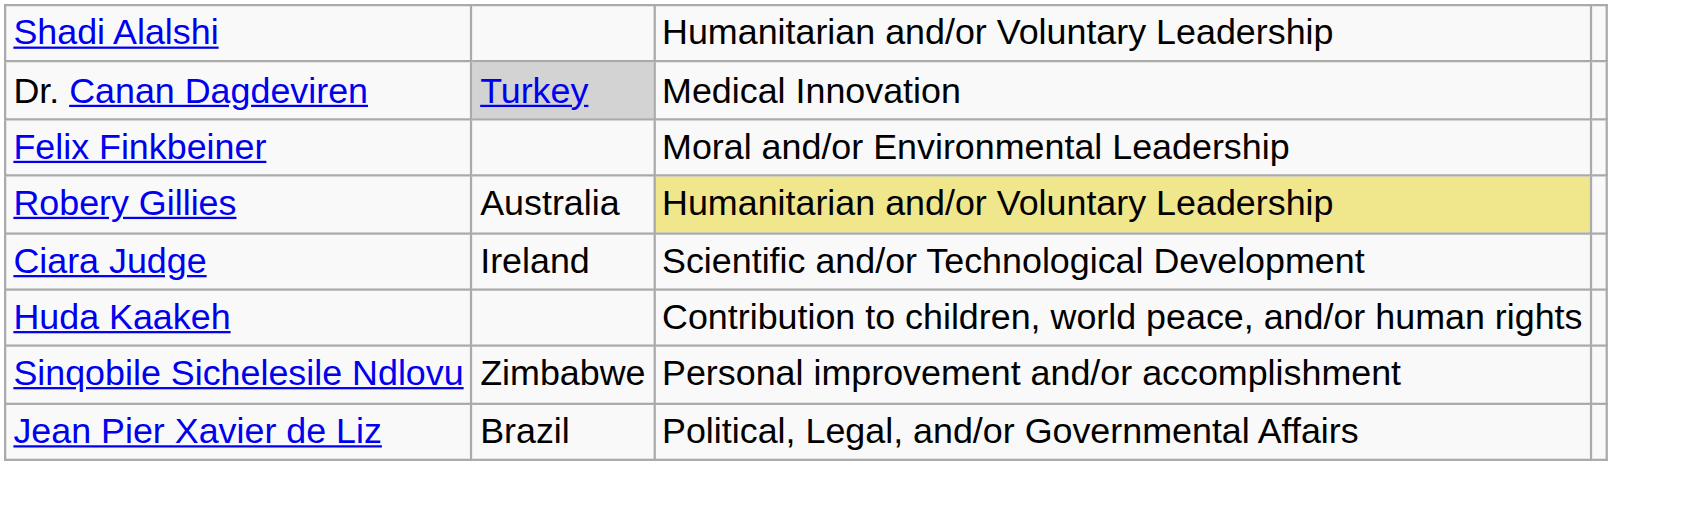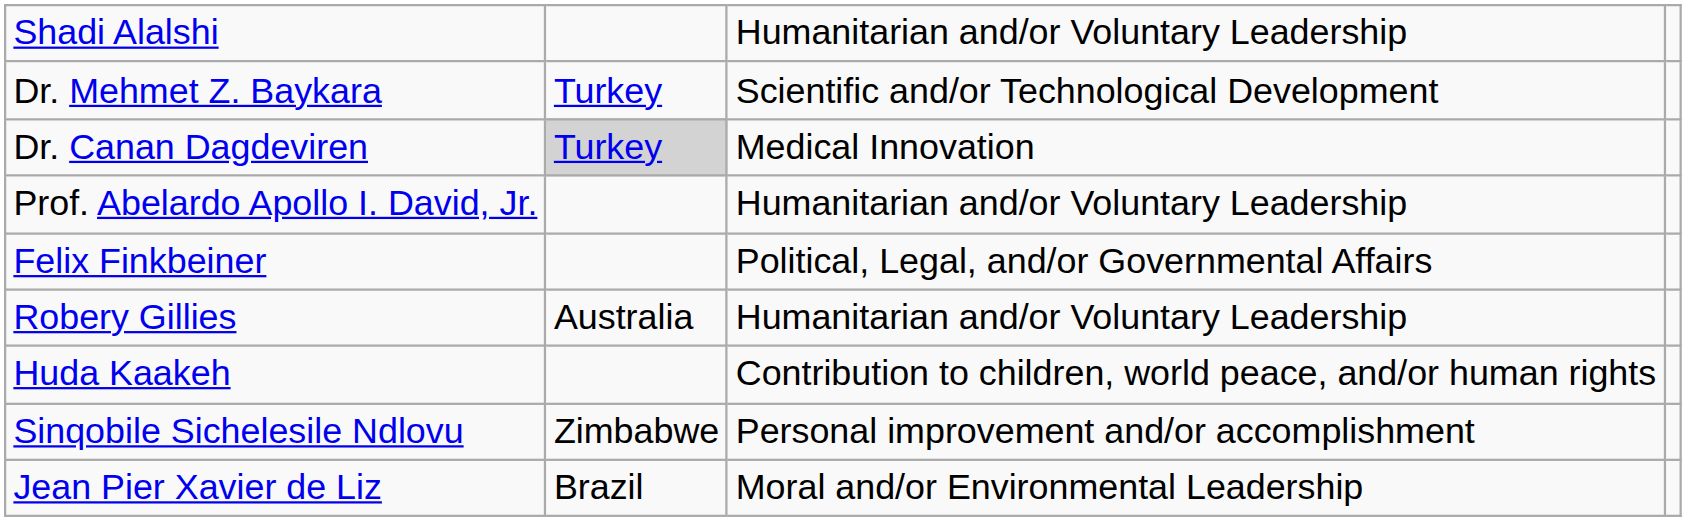+ row: (198, 89)
+ row: (275, 203)
(976, 146) Moral and/or Environmental Leadership -> (1084, 260) Political, Legal, and/or Governmental Affairs
(998, 203) khaki background -> (1071, 317) no background
- row: (110, 260)
(1010, 430) Political, Legal, and/or Governmental Affairs -> (1050, 487) Moral and/or Environmental Leadership
